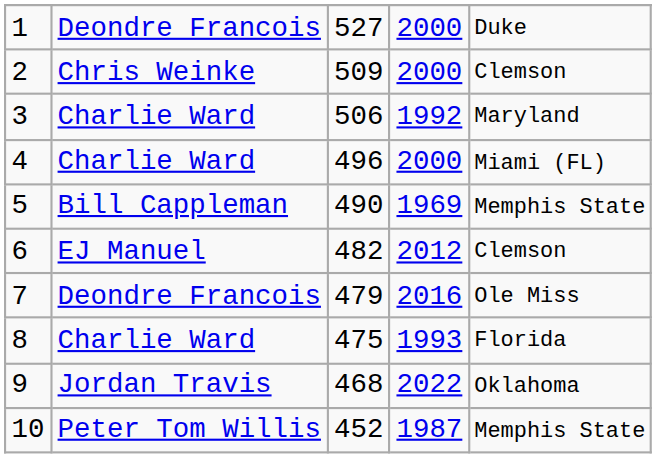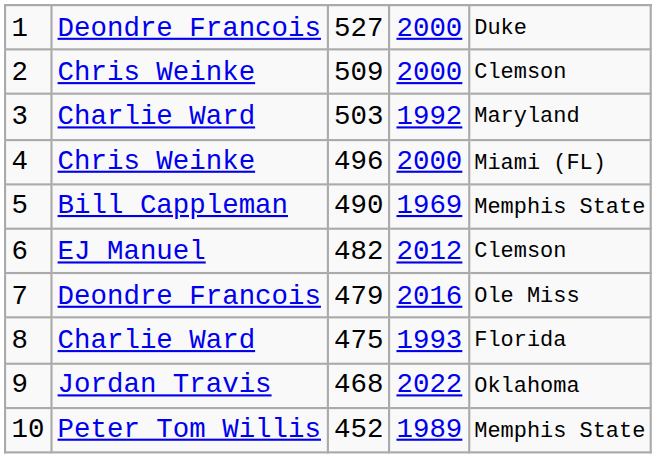(359, 117) 506 -> (359, 117) 503
(156, 162) Charlie Ward -> (156, 162) Chris Weinke
(429, 430) 1987 -> (429, 430) 1989
